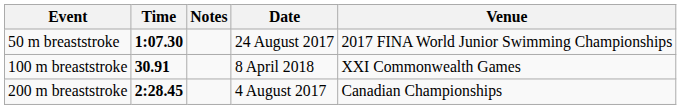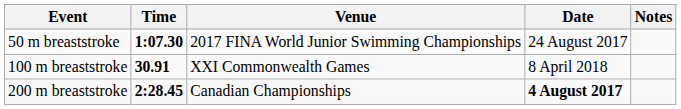columns swapped: (507, 16) <-> (209, 16)
(281, 91) normal -> (575, 91) bold
